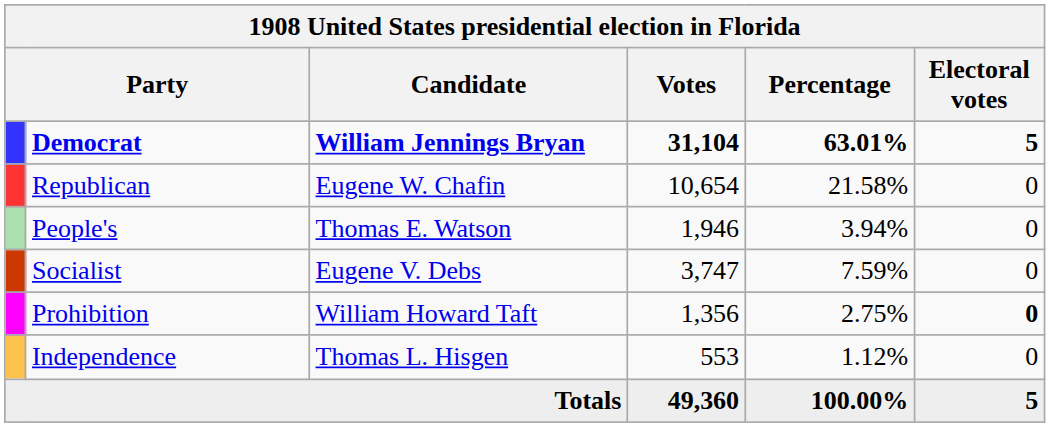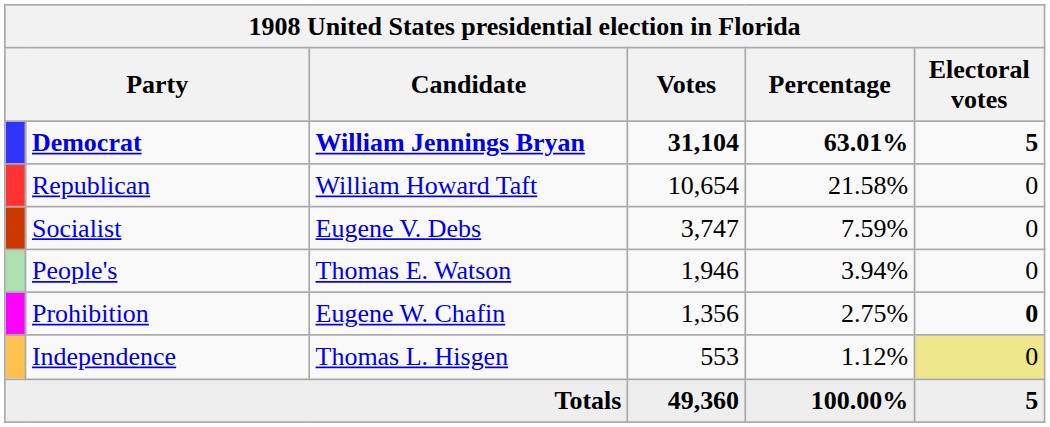(410, 185) Eugene W. Chafin -> (426, 185) William Howard Taft
rows swapped: (77, 271) <-> (75, 228)
(426, 314) William Howard Taft -> (410, 314) Eugene W. Chafin
(1032, 356) no background -> (1032, 356) khaki background
